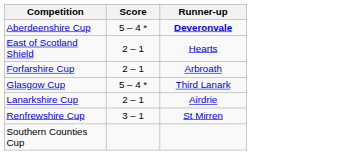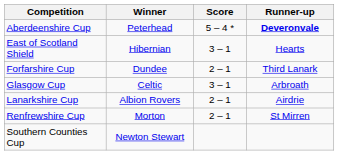+ column: (150, 12)
(133, 48) 2 – 1 -> (220, 48) 3 – 1
(203, 69) Arbroath -> (290, 69) Third Lanark
(133, 85) 5 – 4 * -> (220, 85) 3 – 1
(203, 85) Third Lanark -> (290, 85) Arbroath
(133, 116) 3 – 1 -> (220, 116) 2 – 1
